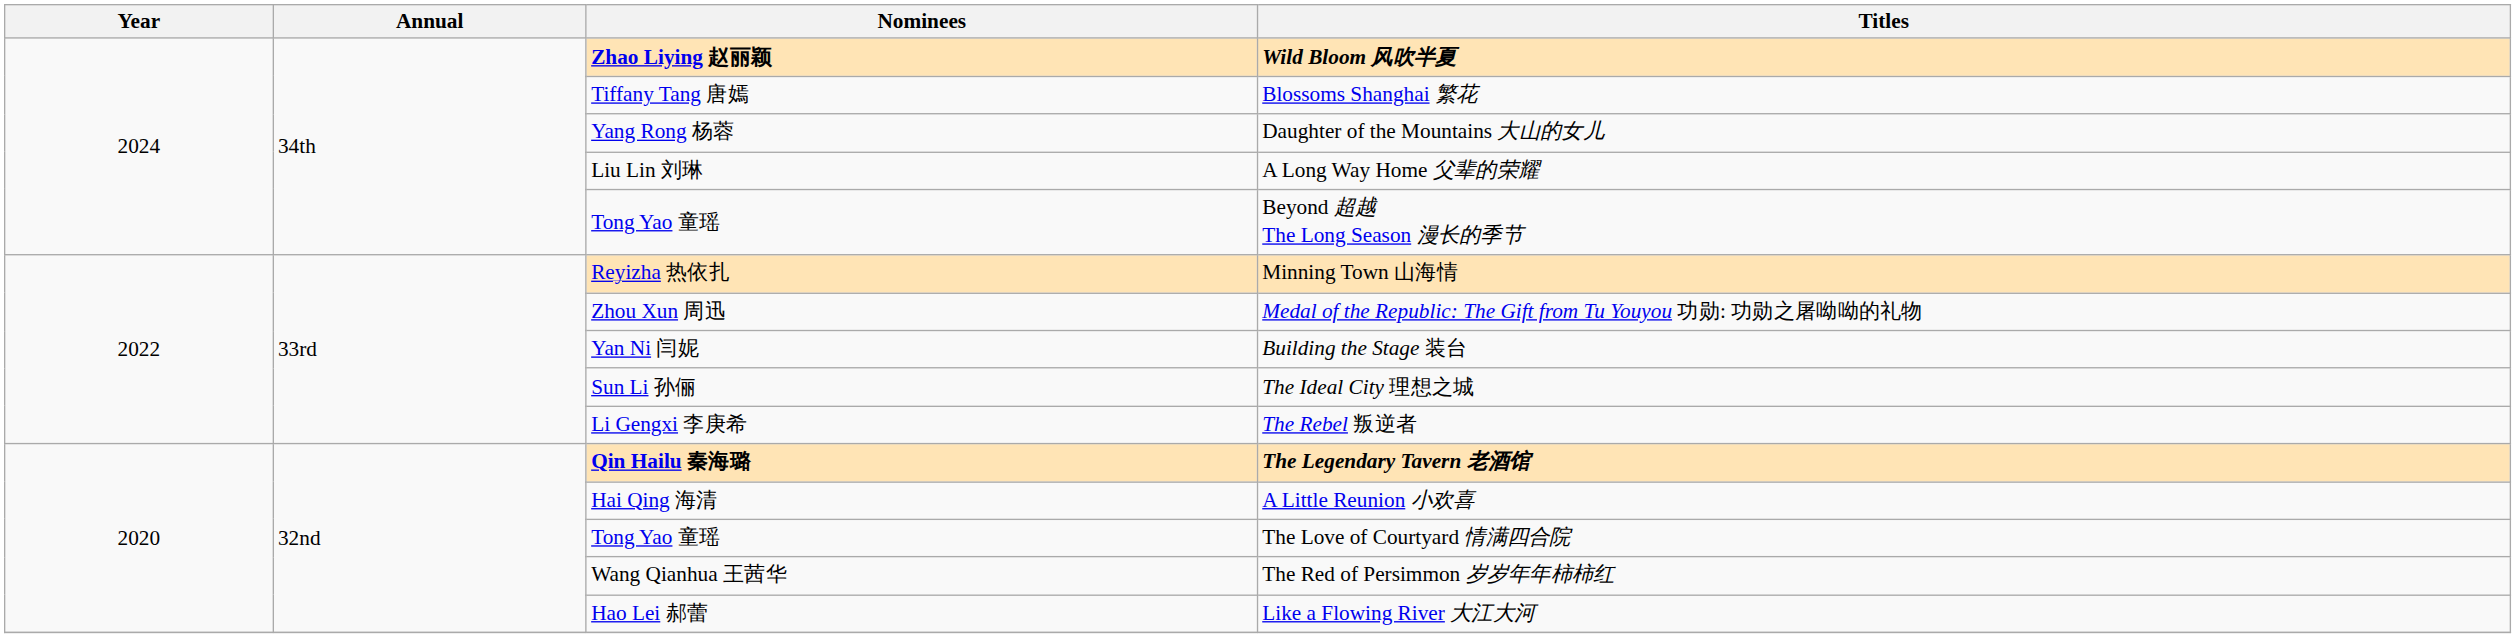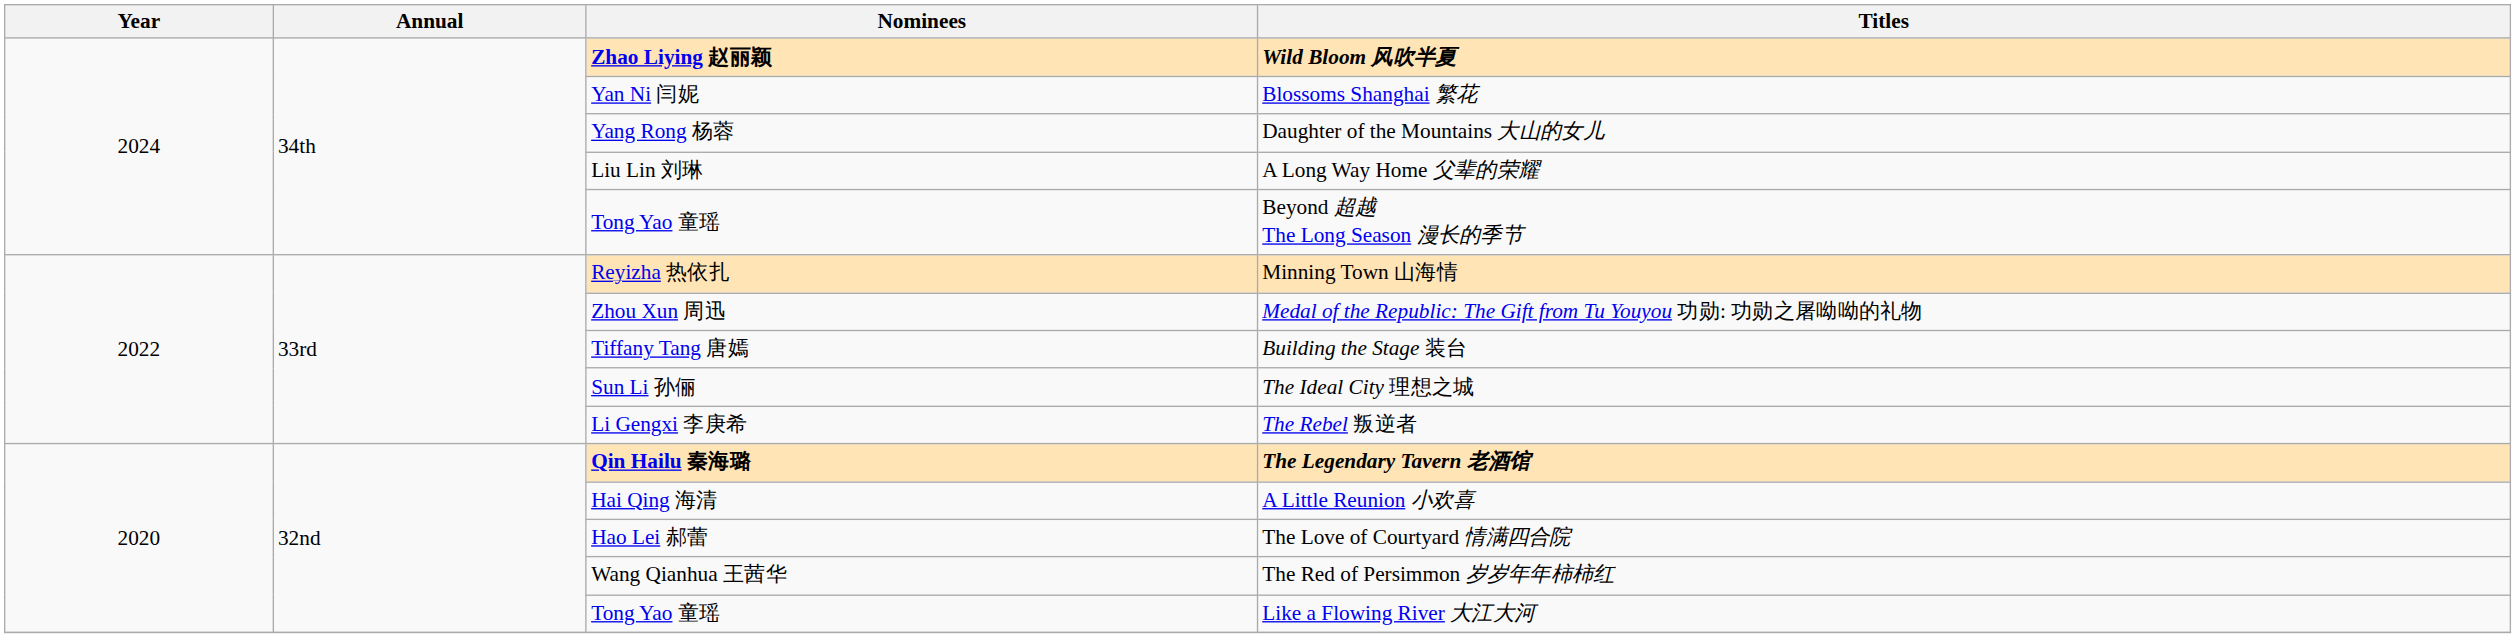(670, 94) Tiffany Tang 唐嫣 -> (645, 94) Yan Ni 闫妮
(645, 348) Yan Ni 闫妮 -> (670, 348) Tiffany Tang 唐嫣
(656, 537) Tong Yao 童瑶 -> (650, 537) Hao Lei 郝蕾
(650, 612) Hao Lei 郝蕾 -> (656, 612) Tong Yao 童瑶
